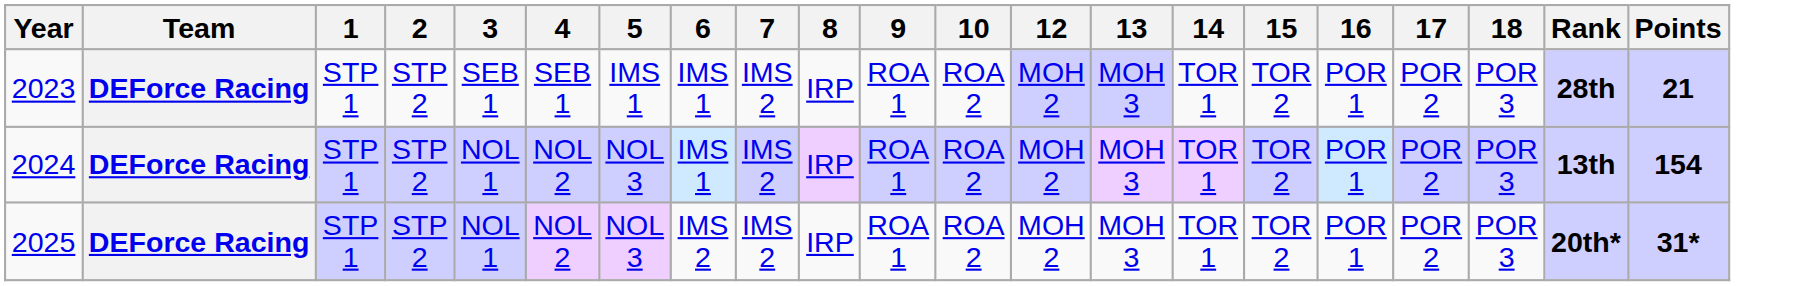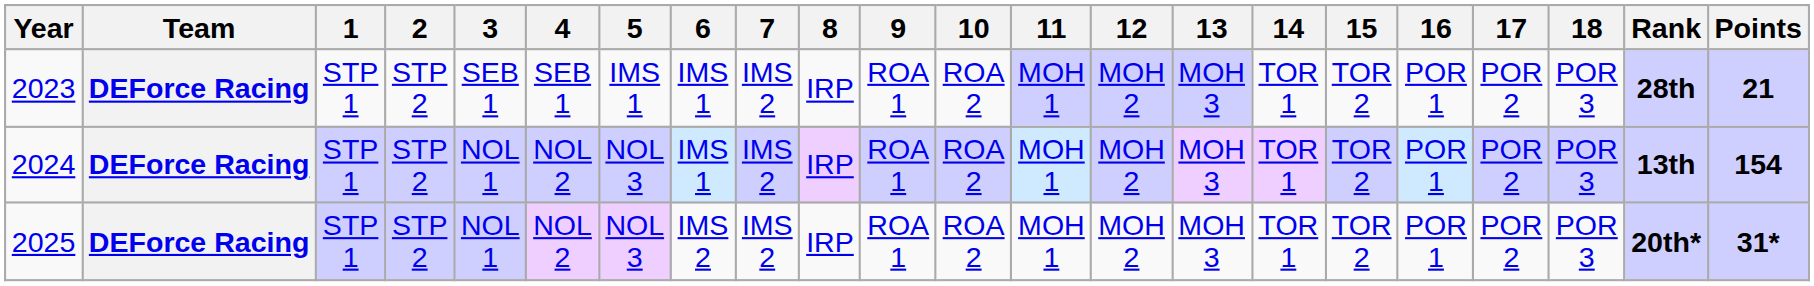+ column: (1051, 27)
